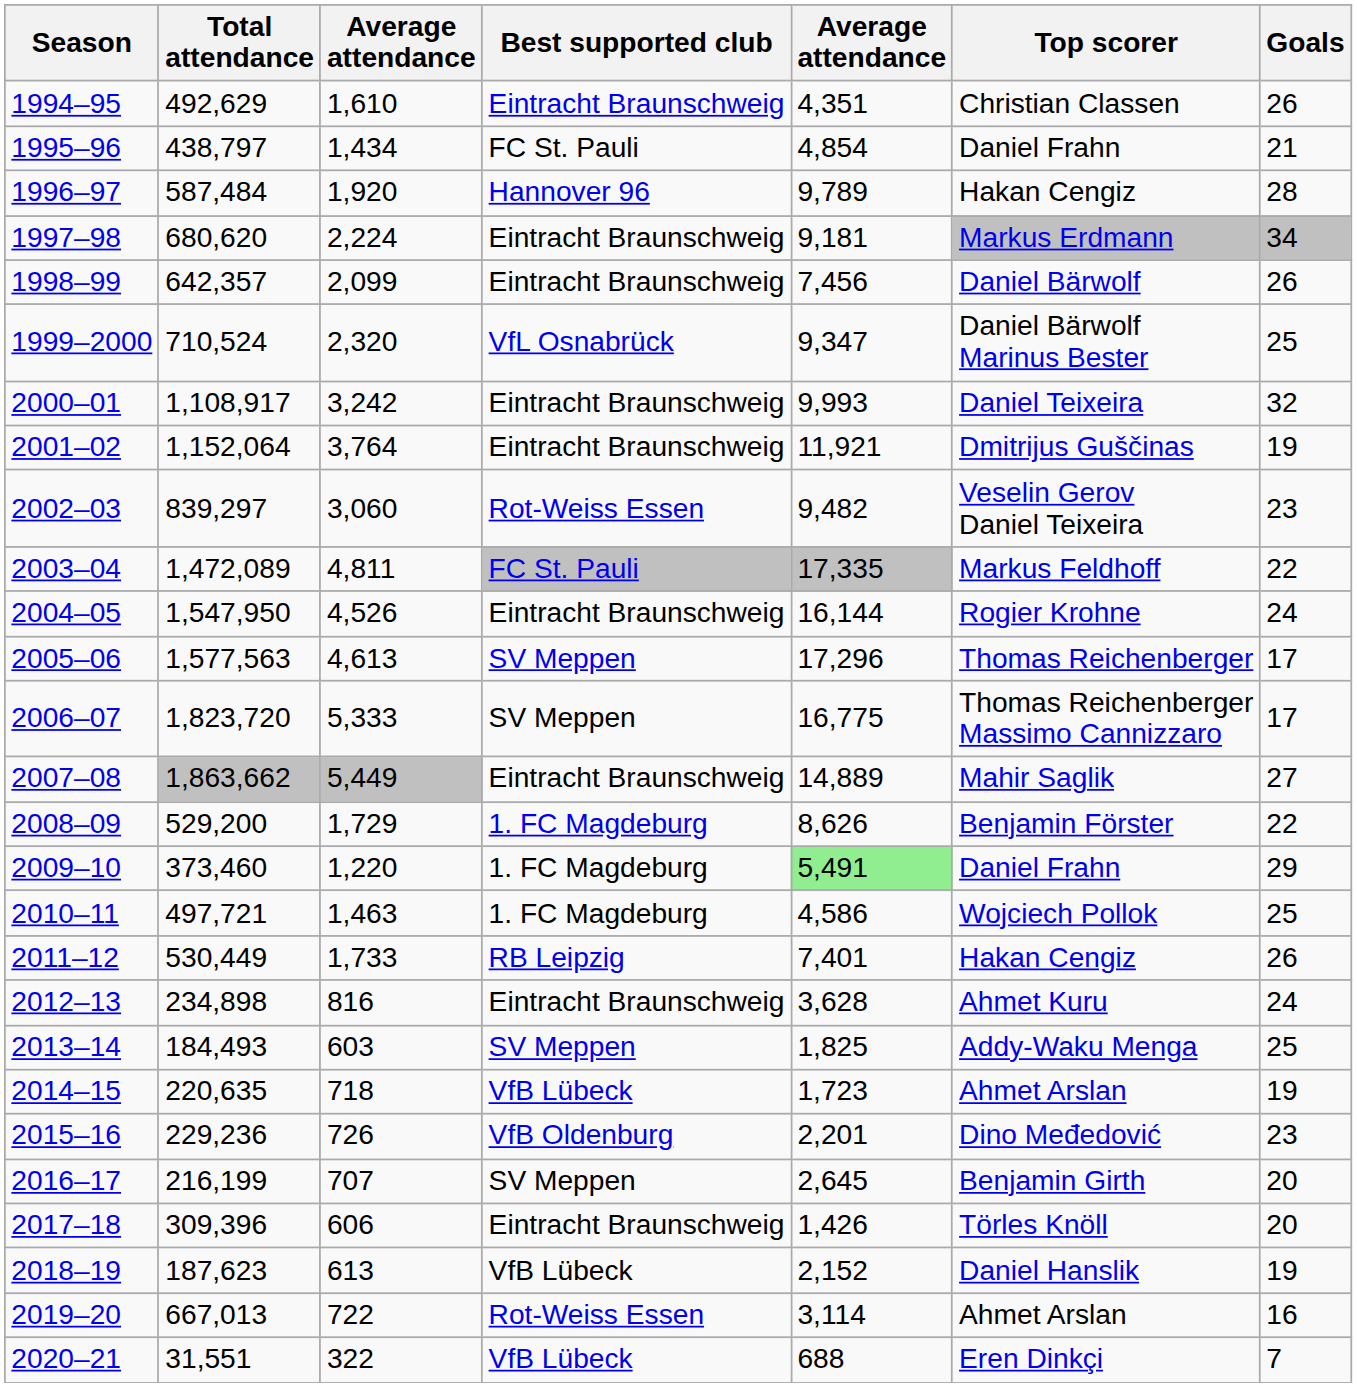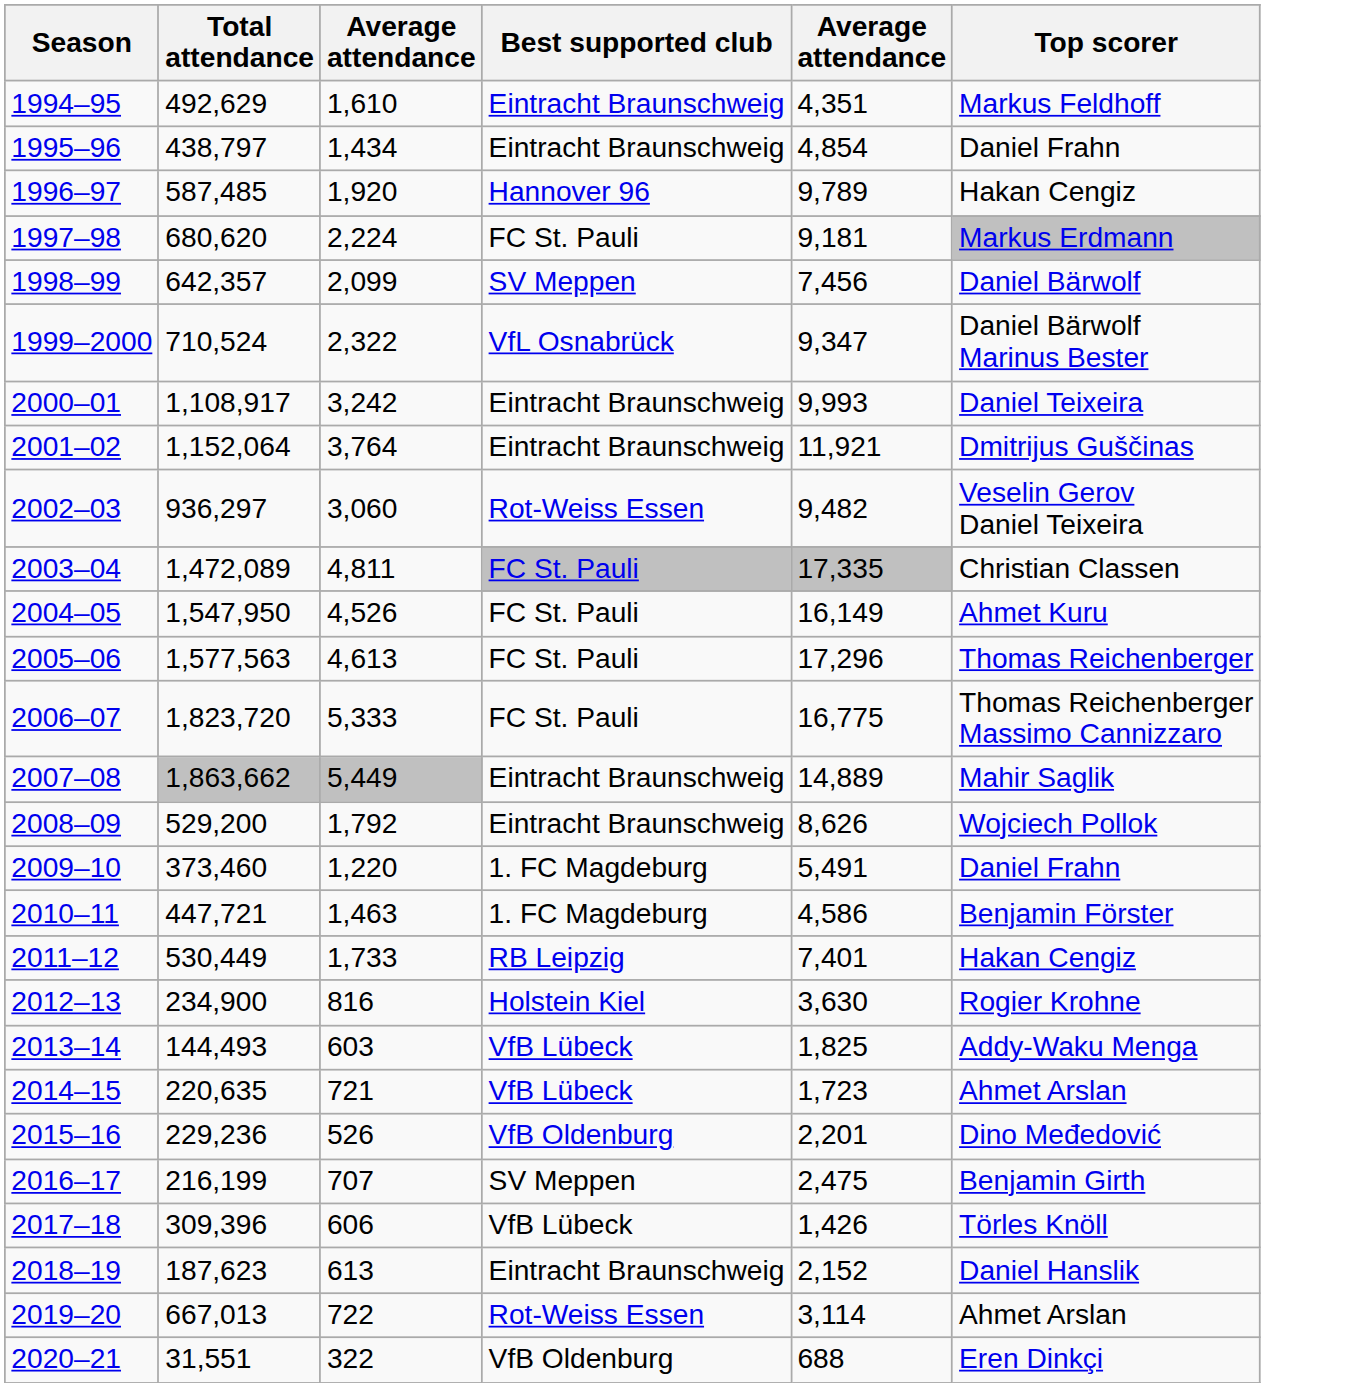- column: (1305, 42)
(1069, 103) Christian Classen -> (1060, 103) Markus Feldhoff
(564, 147) FC St. Pauli -> (637, 147) Eintracht Braunschweig
(216, 192) 587,484 -> (216, 192) 587,485
(637, 237) Eintracht Braunschweig -> (564, 237) FC St. Pauli
(637, 281) Eintracht Braunschweig -> (562, 281) SV Meppen
(362, 342) 2,320 -> (362, 342) 2,322
(216, 507) 839,297 -> (216, 507) 936,297
(1060, 568) Markus Feldhoff -> (1069, 568) Christian Classen
(637, 613) Eintracht Braunschweig -> (564, 613) FC St. Pauli
(840, 613) 16,144 -> (840, 613) 16,149
(1050, 613) Rogier Krohne -> (1033, 613) Ahmet Kuru
(562, 657) SV Meppen -> (564, 657) FC St. Pauli
(562, 718) SV Meppen -> (564, 718) FC St. Pauli
(362, 823) 1,729 -> (362, 823) 1,792
(598, 823) 1. FC Magdeburg -> (637, 823) Eintracht Braunschweig
(1066, 823) Benjamin Förster -> (1058, 823) Wojciech Pollok
(833, 868) lightgreen background -> (833, 868) no background
(216, 912) 497,721 -> (216, 912) 447,721
(1058, 912) Wojciech Pollok -> (1066, 912) Benjamin Förster
(216, 1002) 234,898 -> (216, 1002) 234,900
(637, 1002) Eintracht Braunschweig -> (567, 1002) Holstein Kiel
(833, 1002) 3,628 -> (833, 1002) 3,630
(1033, 1002) Ahmet Kuru -> (1050, 1002) Rogier Krohne
(216, 1046) 184,493 -> (216, 1046) 144,493
(562, 1046) SV Meppen -> (561, 1046) VfB Lübeck
(350, 1091) 718 -> (350, 1091) 721
(350, 1136) 726 -> (350, 1136) 526
(833, 1180) 2,645 -> (833, 1180) 2,475
(637, 1225) Eintracht Braunschweig -> (561, 1225) VfB Lübeck
(561, 1270) VfB Lübeck -> (637, 1270) Eintracht Braunschweig
(561, 1359) VfB Lübeck -> (581, 1359) VfB Oldenburg
